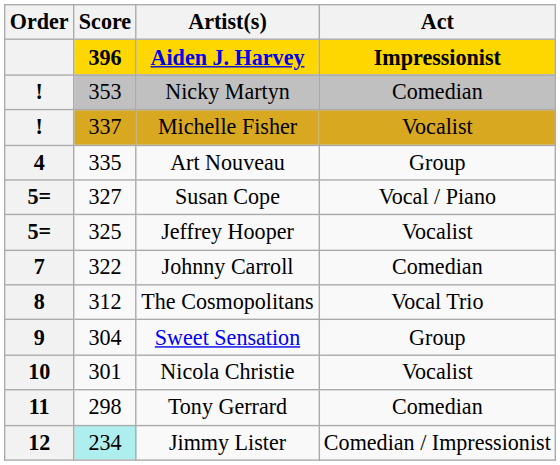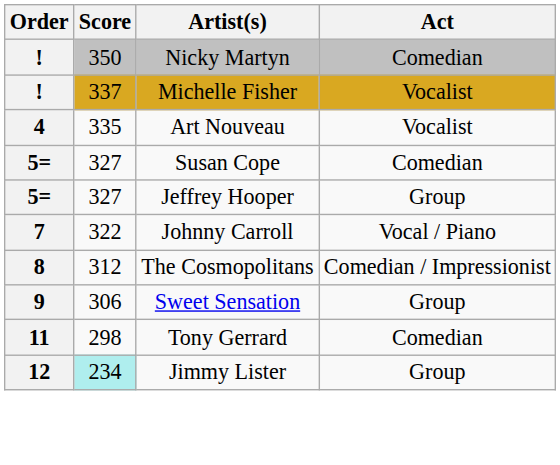- row: (228, 57)
(105, 92) 353 -> (105, 57) 350
(437, 162) Group -> (437, 127) Vocalist
(437, 197) Vocal / Piano -> (437, 162) Comedian
(105, 232) 325 -> (105, 197) 327
(437, 232) Vocalist -> (437, 197) Group
(437, 267) Comedian -> (437, 232) Vocal / Piano
(437, 302) Vocal Trio -> (437, 267) Comedian / Impressionist
(105, 337) 304 -> (105, 302) 306
- row: (227, 372)
(437, 442) Comedian / Impressionist -> (437, 372) Group
